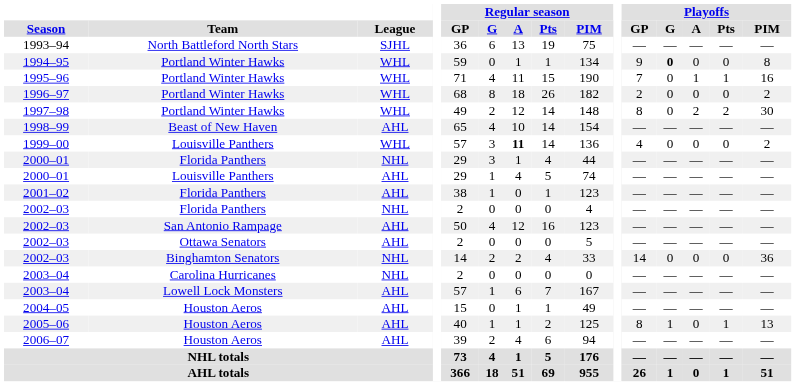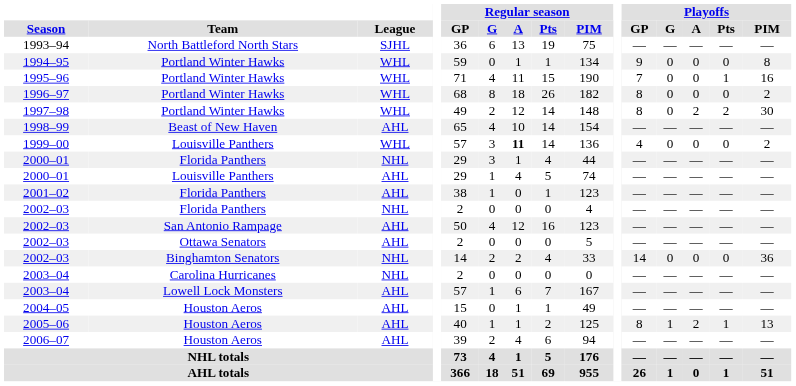(670, 61) bold -> (670, 61) normal
(696, 77) 1 -> (696, 77) 0
(639, 94) 2 -> (639, 94) 8
(696, 323) 0 -> (696, 323) 2
